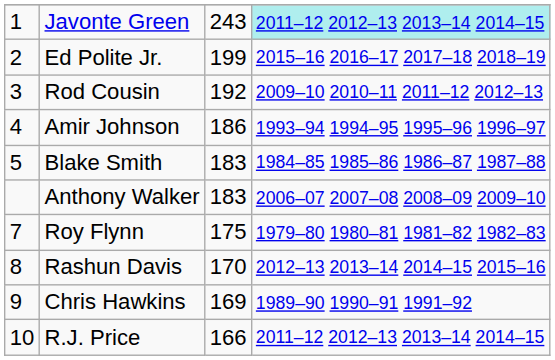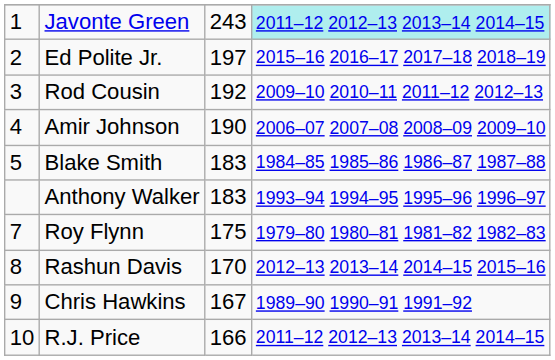(228, 57) 199 -> (228, 57) 197
(228, 127) 186 -> (228, 127) 190
(401, 127) 1993–94 1994–95 1995–96 1996–97 -> (401, 127) 2006–07 2007–08 2008–09 2009–10
(401, 197) 2006–07 2007–08 2008–09 2009–10 -> (401, 197) 1993–94 1994–95 1995–96 1996–97
(228, 302) 169 -> (228, 302) 167
